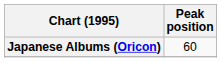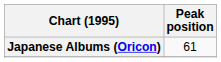(190, 47) 60 -> (190, 47) 61
